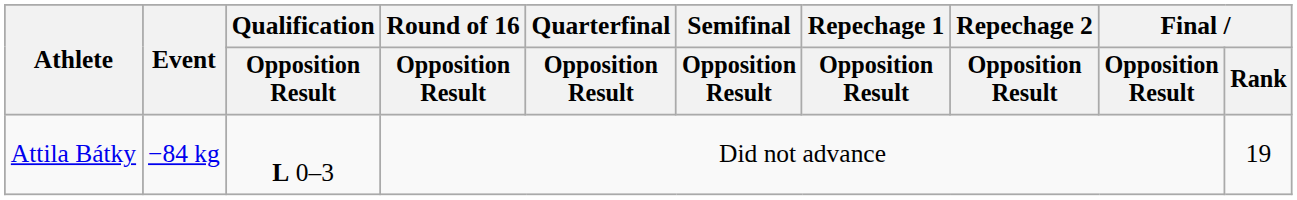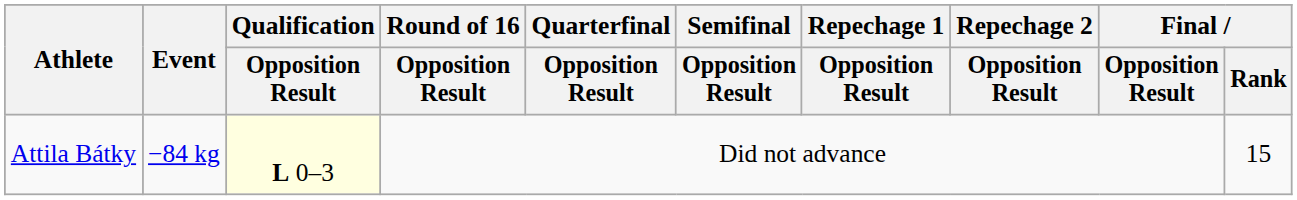(303, 172) no background -> (303, 172) lightyellow background
(1258, 154) 19 -> (1258, 154) 15
